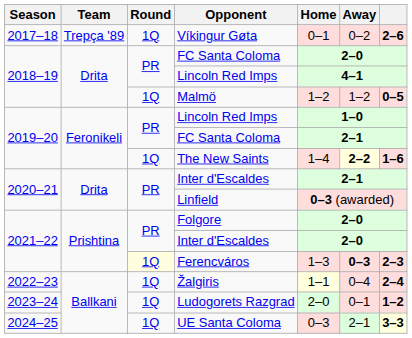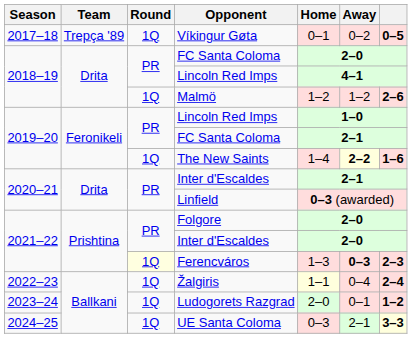(393, 35) 2–6 -> (393, 35) 0–5
(393, 96) 0–5 -> (393, 96) 2–6
